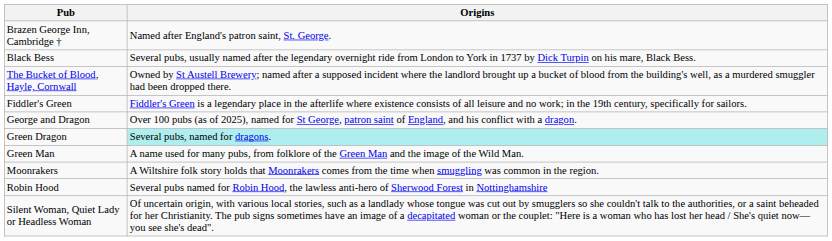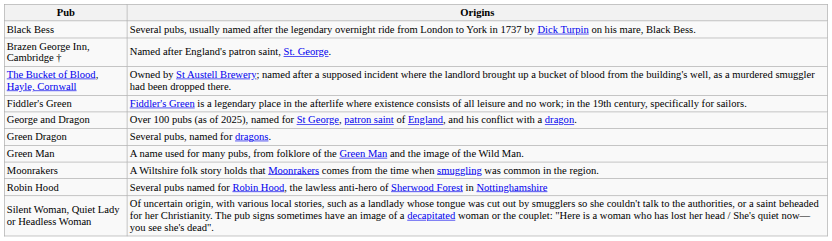rows swapped: (30, 58) <-> (48, 35)
(200, 137) paleturquoise background -> (200, 137) no background
